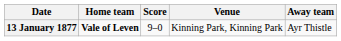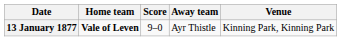columns swapped: (311, 12) <-> (227, 12)
